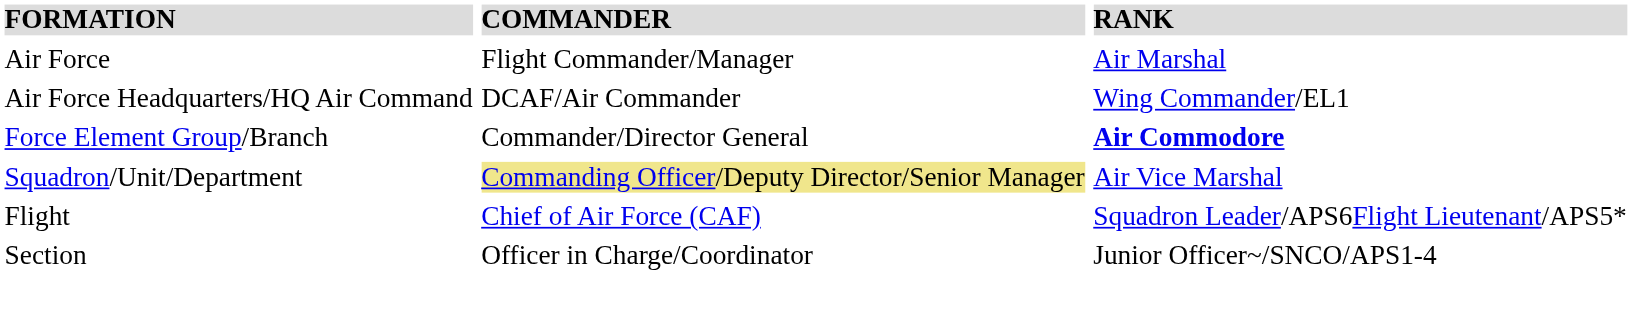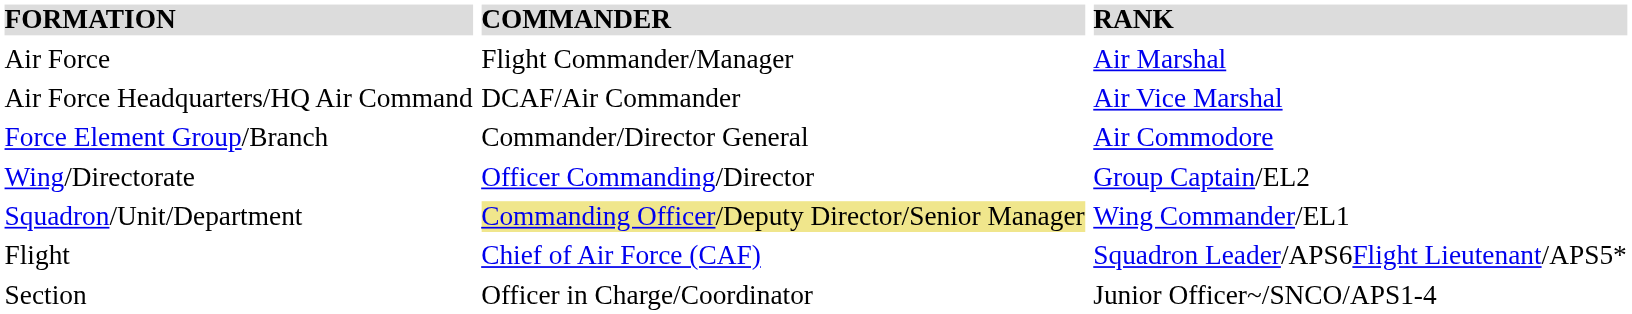(1222, 98) Wing Commander/EL1 -> (1188, 98) Air Vice Marshal
(1189, 137) bold -> (1183, 137) normal
+ row: (100, 176)
(1188, 176) Air Vice Marshal -> (1222, 216) Wing Commander/EL1
